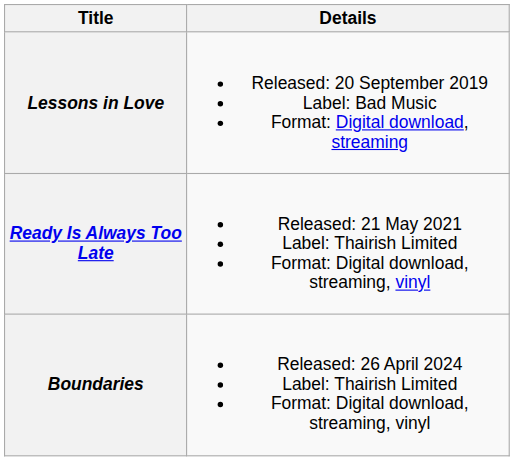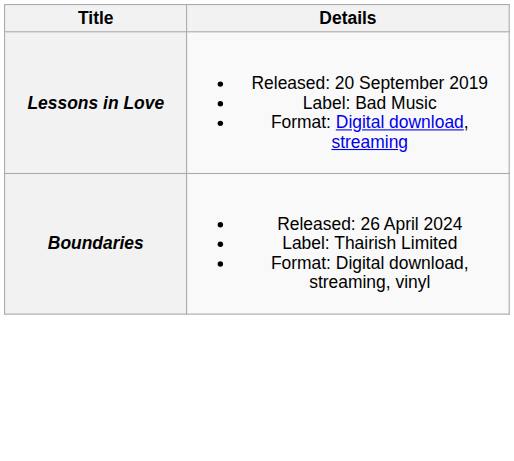- row: (96, 243)
